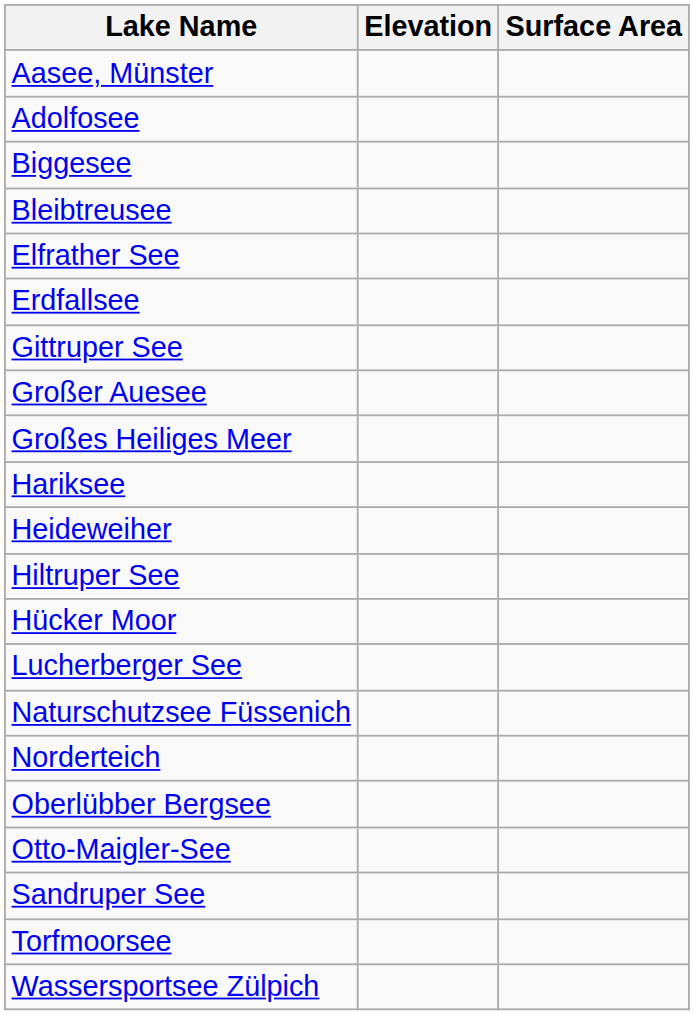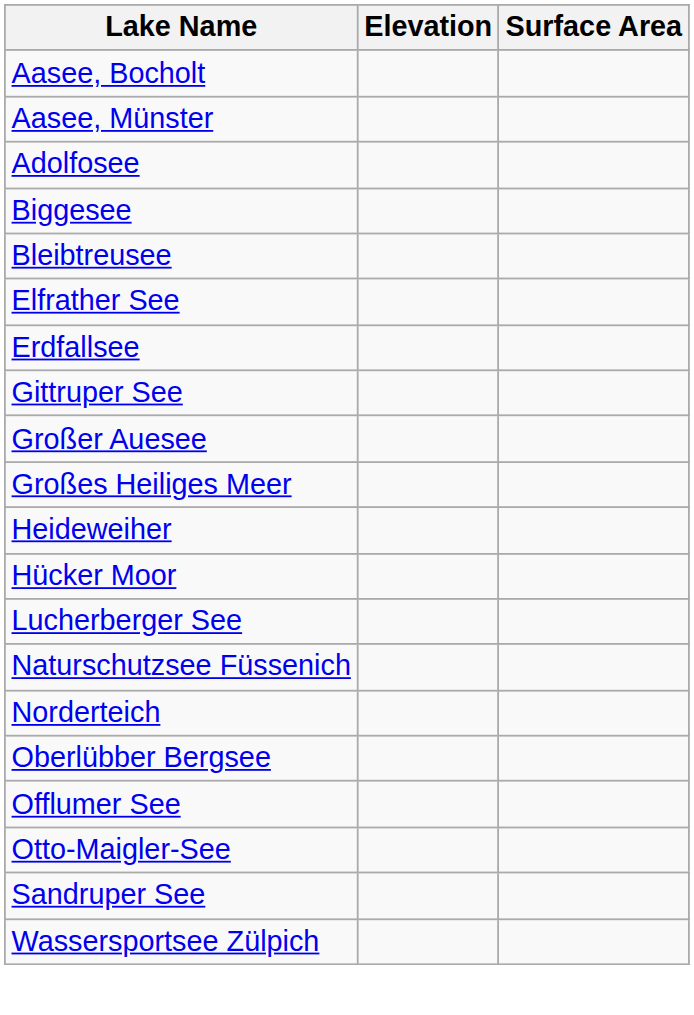+ row: (108, 73)
- row: (68, 484)
- row: (96, 575)
+ row: (96, 803)
- row: (92, 940)
